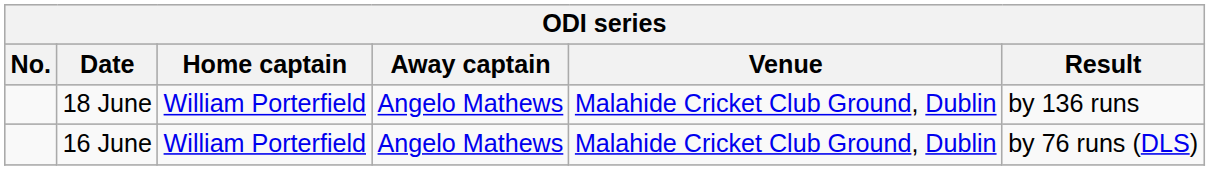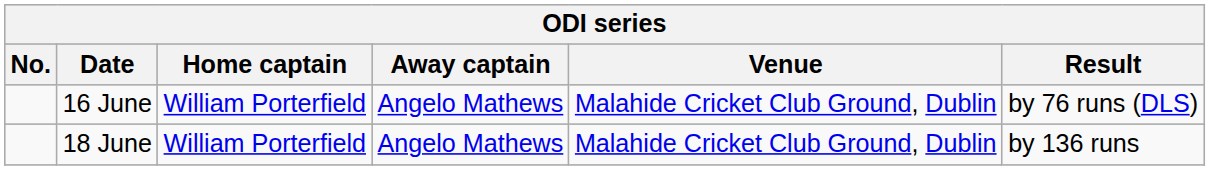rows swapped: (107, 143) <-> (107, 104)
